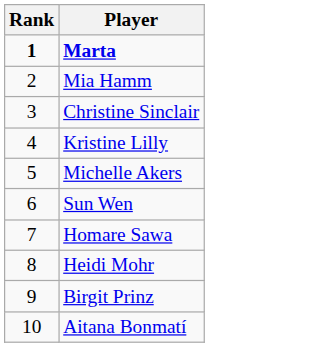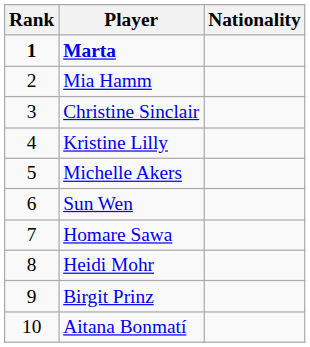+ column: (254, 19)
